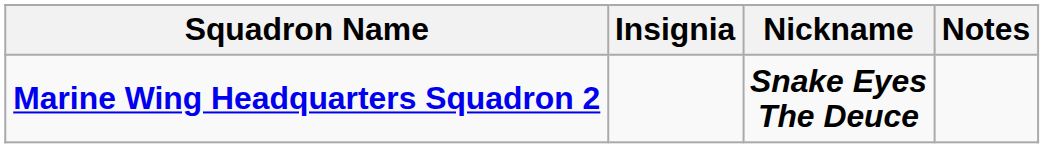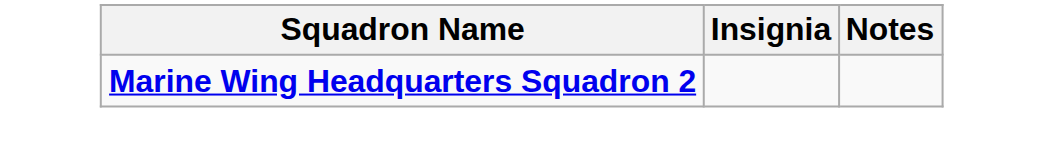- column: (838, 29)
